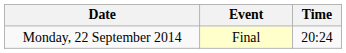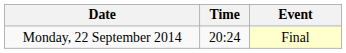columns swapped: (317, 15) <-> (246, 15)
